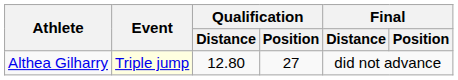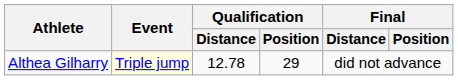(226, 63) 12.80 -> (226, 63) 12.78
(291, 63) 27 -> (291, 63) 29
